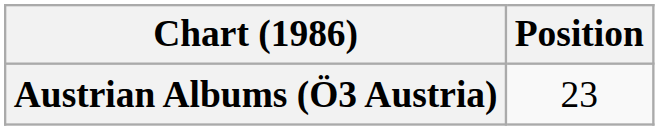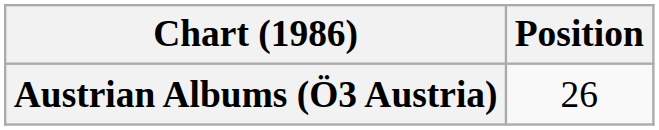(579, 93) 23 -> (579, 93) 26
